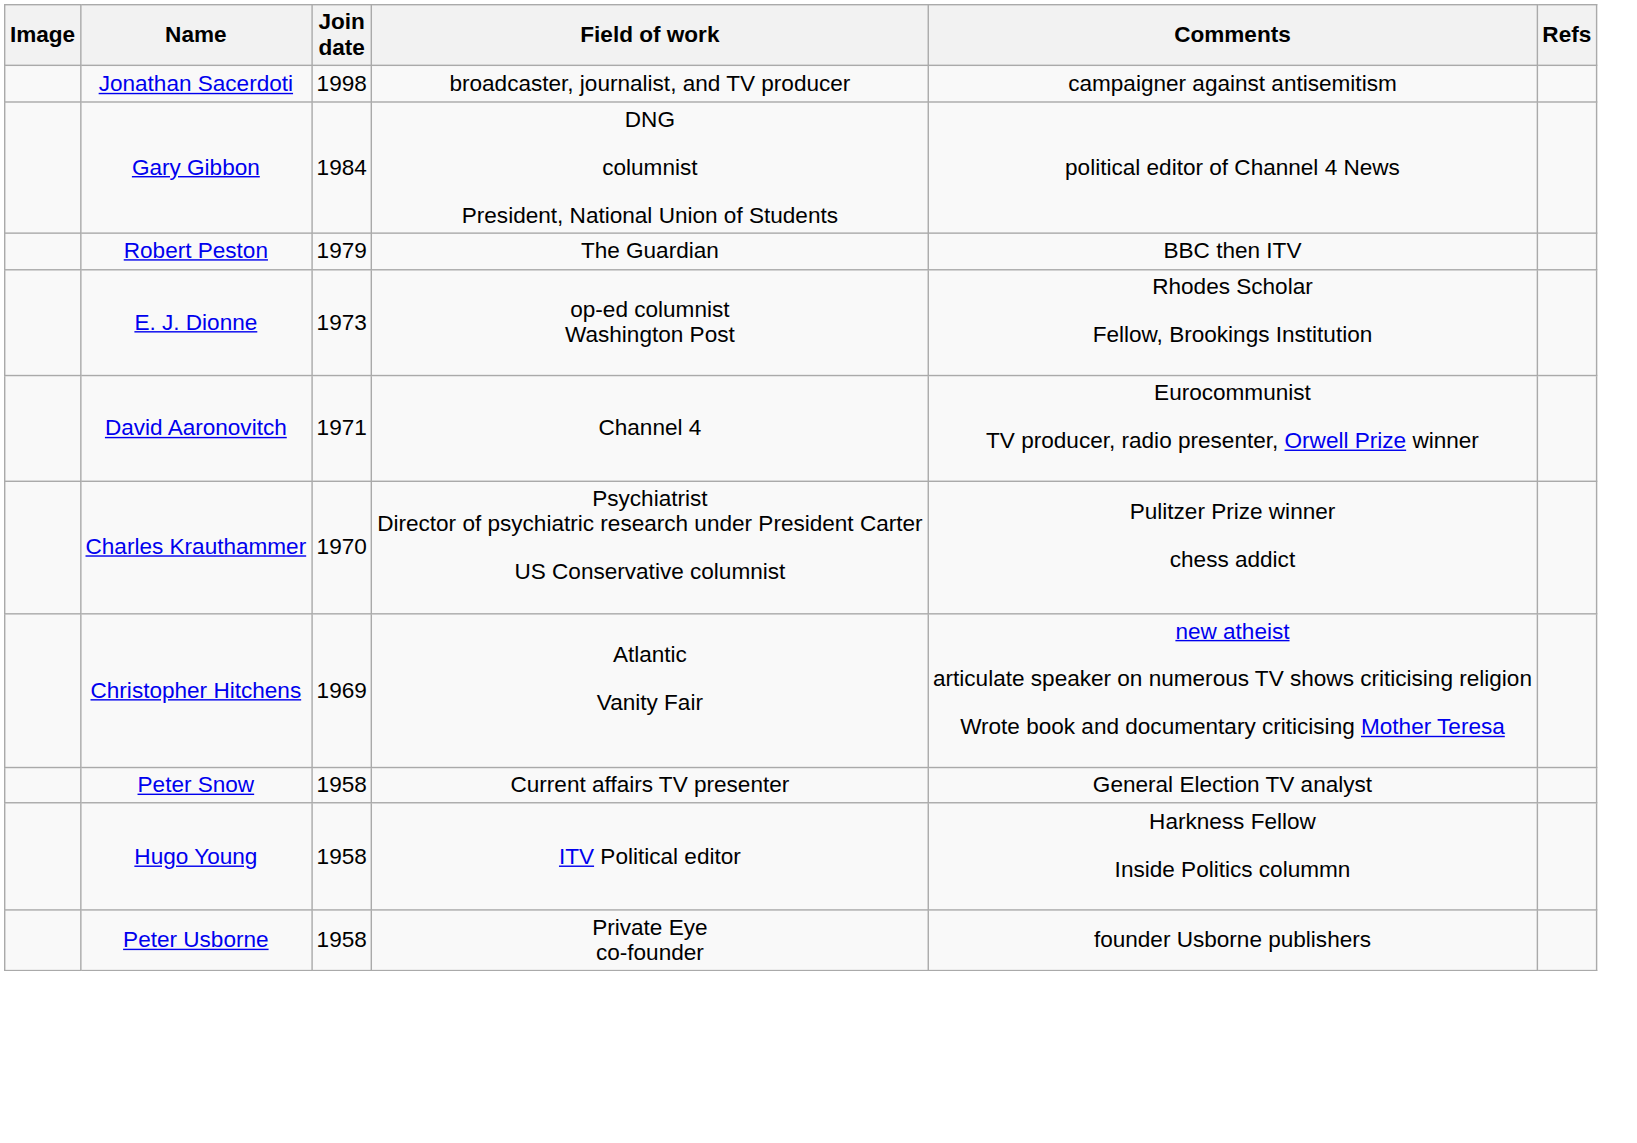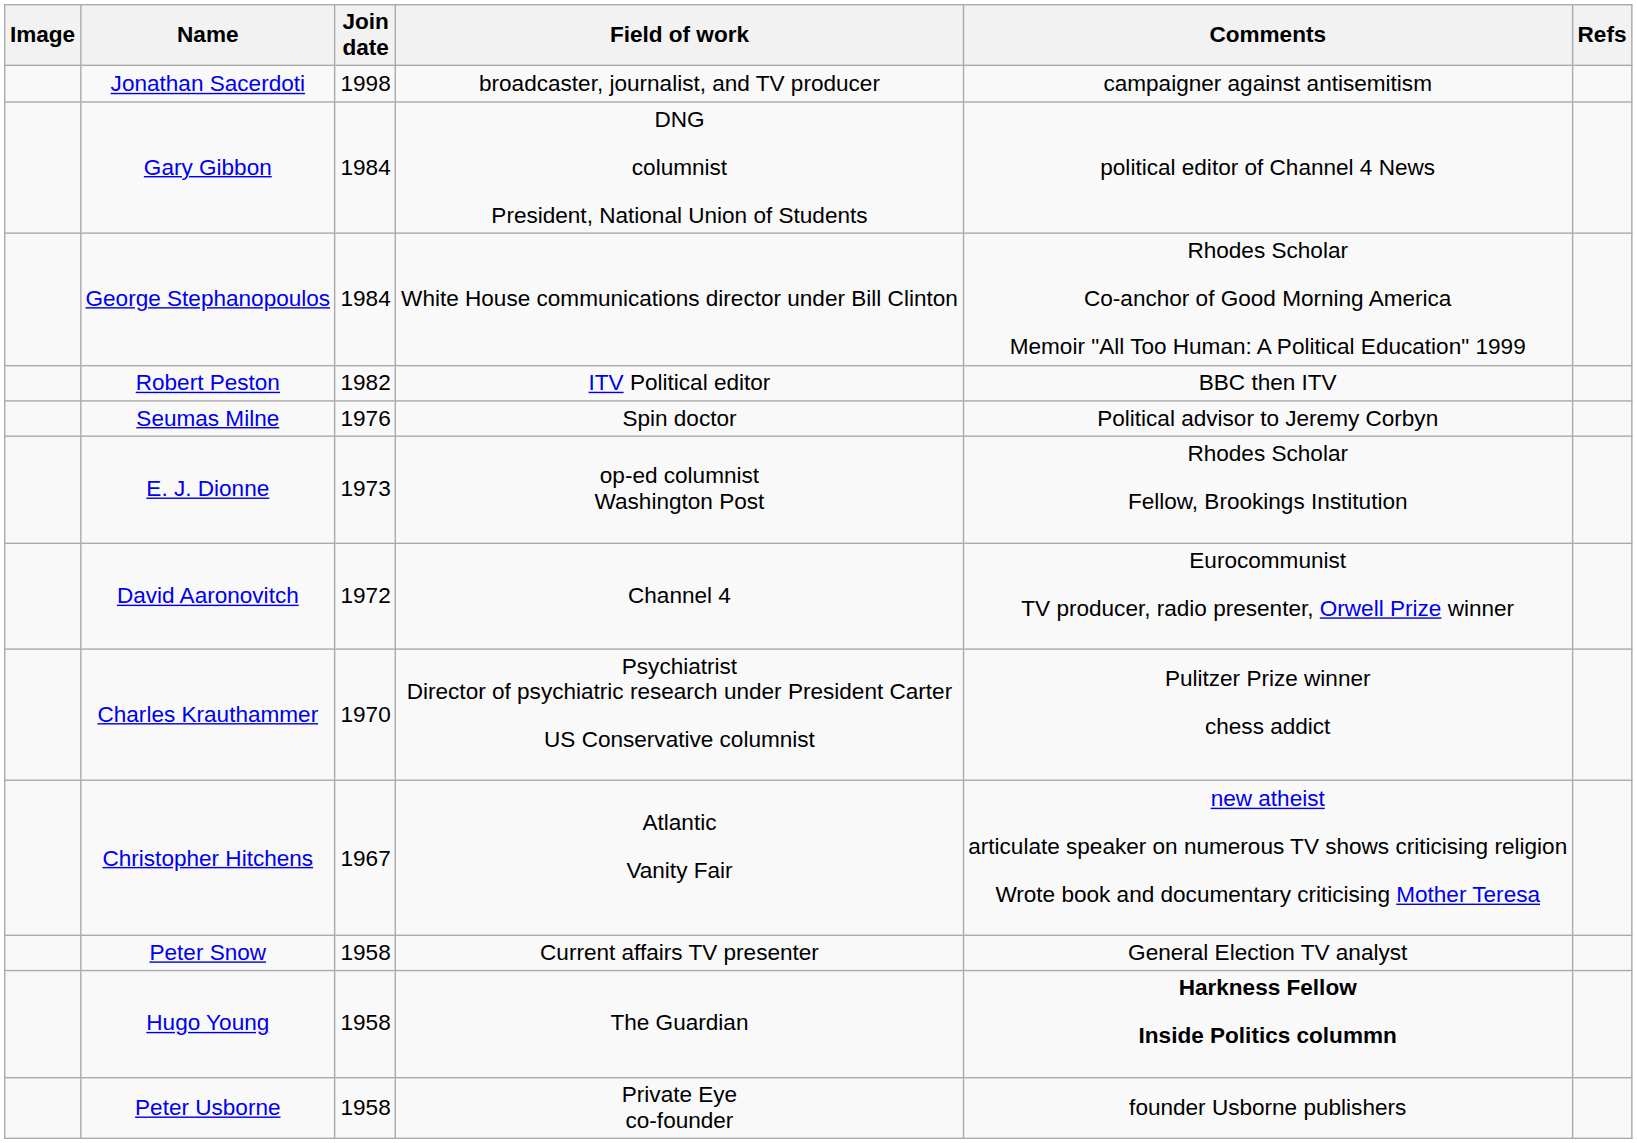+ row: (208, 298)
(342, 250) 1979 -> (366, 382) 1982
(650, 250) The Guardian -> (679, 382) ITV Political editor
+ row: (208, 418)
(342, 428) 1971 -> (366, 595) 1972
(342, 690) 1969 -> (366, 857) 1967
(650, 856) ITV Political editor -> (679, 1023) The Guardian
(1232, 845) normal -> (1268, 1013) bold
